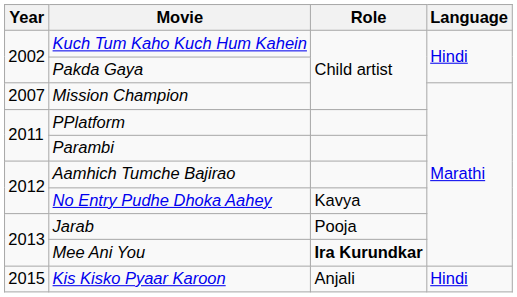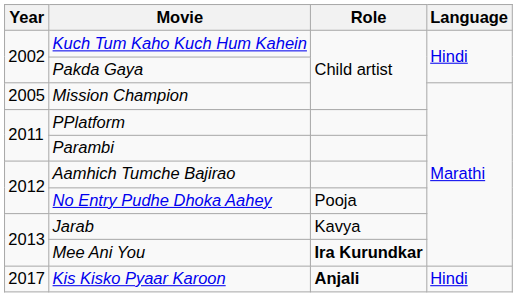(27, 95) 2007 -> (27, 95) 2005
(337, 200) Kavya -> (336, 200) Pooja
(336, 226) Pooja -> (337, 226) Kavya
(27, 278) 2015 -> (27, 278) 2017
(335, 278) normal -> (337, 278) bold
